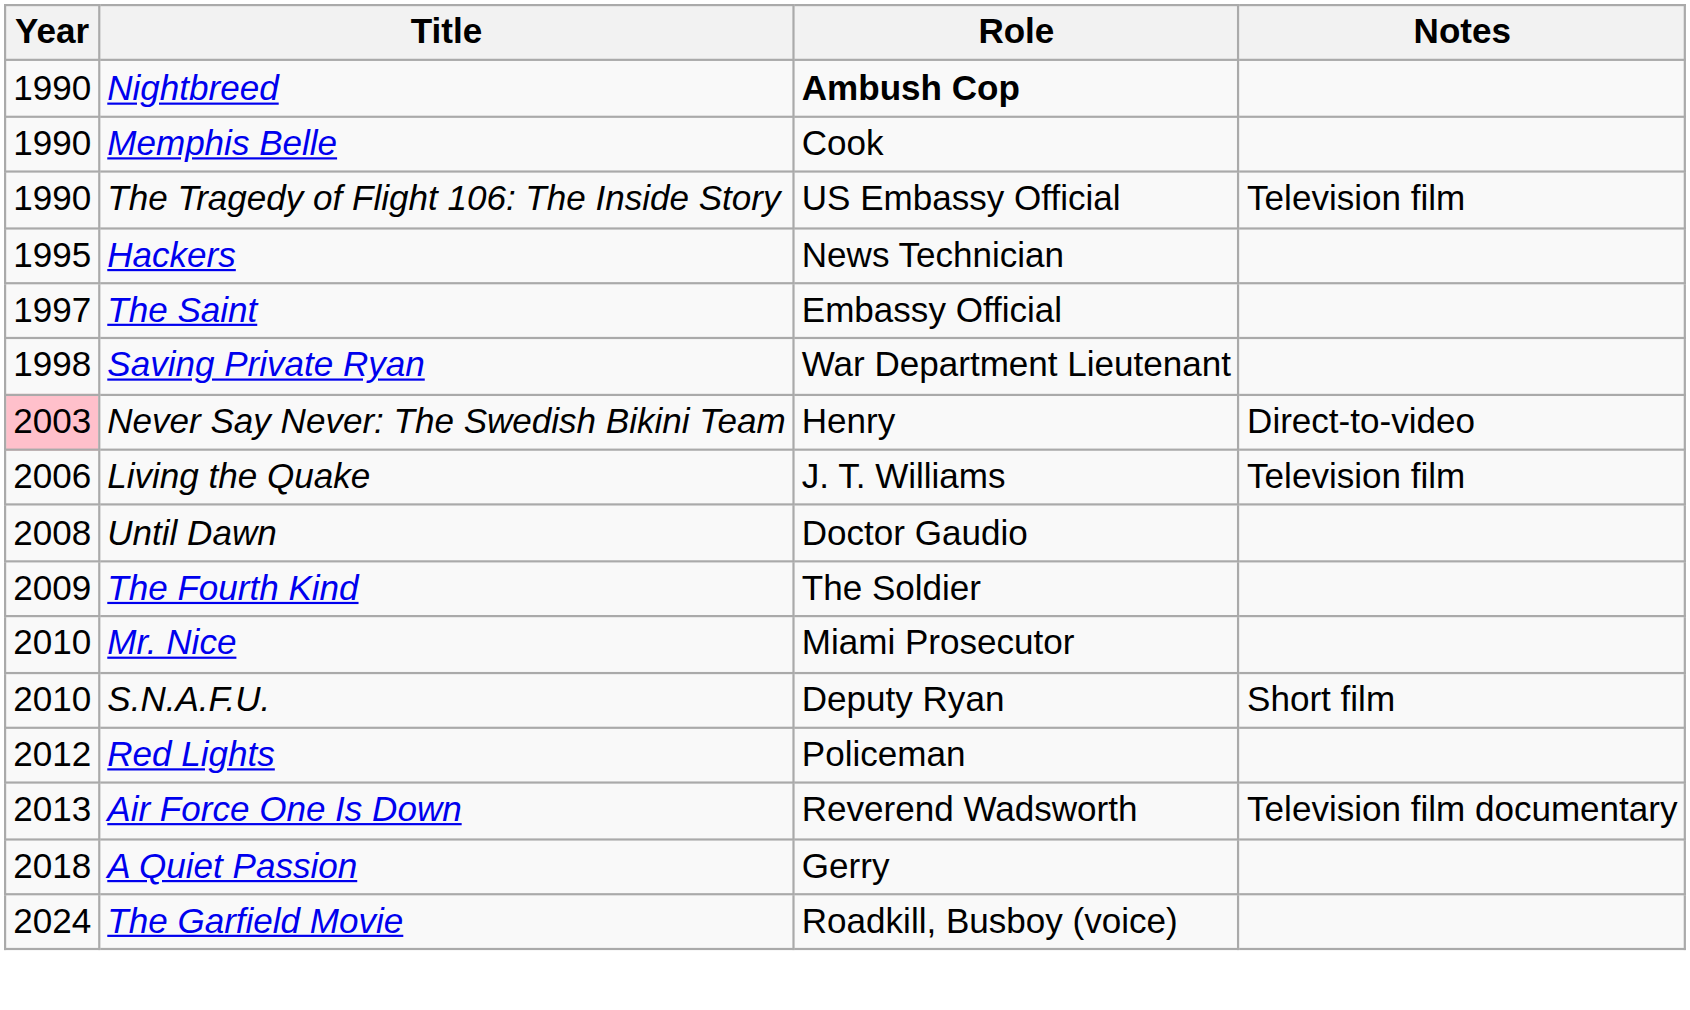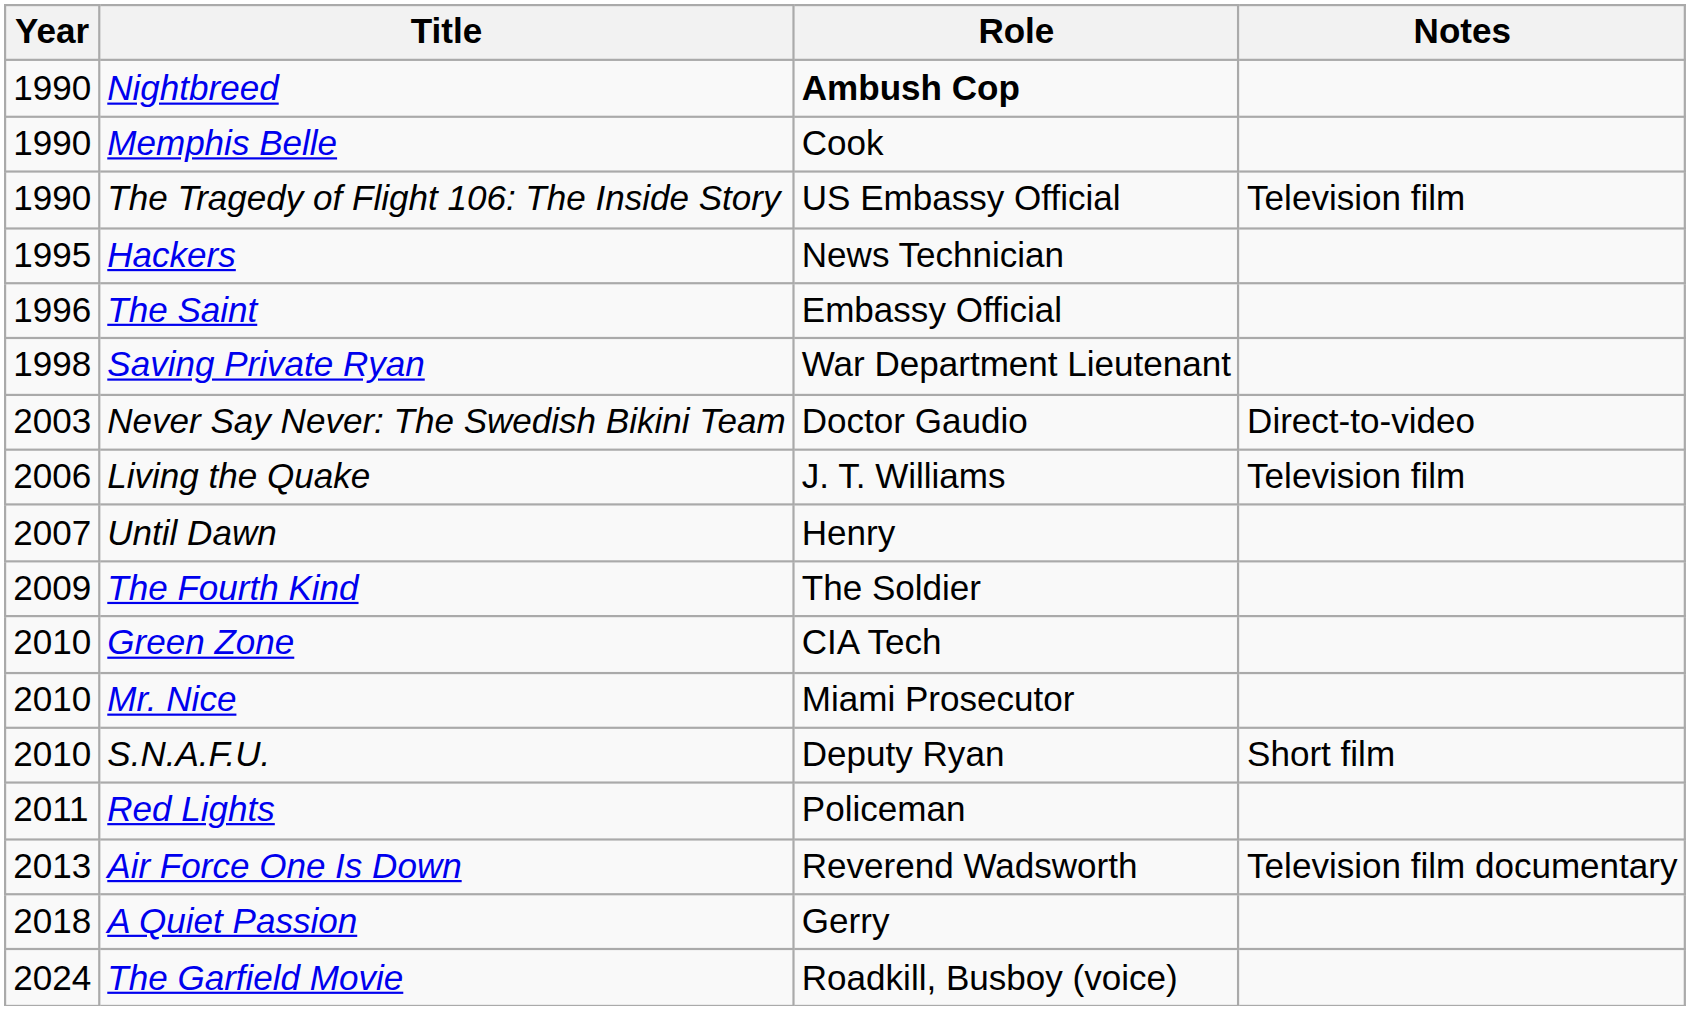(52, 310) 1997 -> (52, 310) 1996
(52, 421) pink background -> (52, 421) no background
(849, 421) Henry -> (915, 421) Doctor Gaudio
(52, 532) 2008 -> (52, 532) 2007
(915, 532) Doctor Gaudio -> (849, 532) Henry
+ row: (201, 643)
(52, 754) 2012 -> (51, 810) 2011
